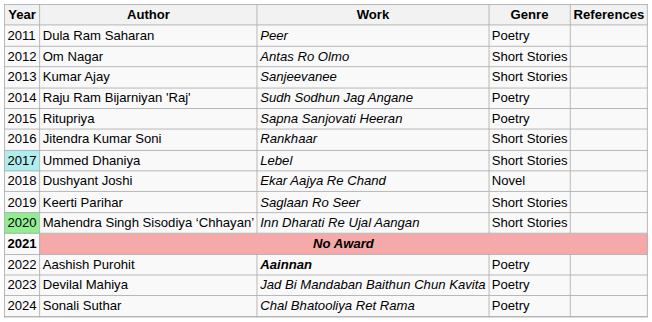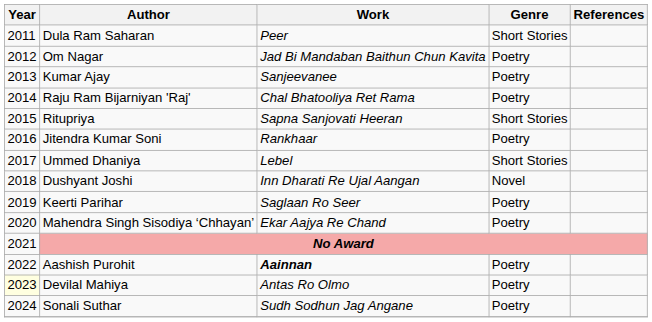(511, 35) Poetry -> (530, 35) Short Stories
(305, 56) Antas Ro Olmo -> (373, 56) Jad Bi Mandaban Baithun Chun Kavita
(530, 56) Short Stories -> (511, 56) Poetry
(530, 77) Short Stories -> (511, 77) Poetry
(337, 98) Sudh Sodhun Jag Angane -> (338, 98) Chal Bhatooliya Ret Rama
(511, 118) Poetry -> (530, 118) Short Stories
(530, 139) Short Stories -> (511, 139) Poetry
(22, 160) paleturquoise background -> (22, 160) no background
(323, 181) Ekar Aajya Re Chand -> (340, 181) Inn Dharati Re Ujal Aangan
(530, 202) Short Stories -> (511, 202) Poetry
(22, 222) lightgreen background -> (22, 222) no background
(340, 222) Inn Dharati Re Ujal Aangan -> (323, 222) Ekar Aajya Re Chand
(530, 222) Short Stories -> (511, 222) Poetry
(22, 243) bold -> (22, 243) normal
(22, 285) no background -> (22, 285) lightyellow background
(373, 285) Jad Bi Mandaban Baithun Chun Kavita -> (305, 285) Antas Ro Olmo
(338, 306) Chal Bhatooliya Ret Rama -> (337, 306) Sudh Sodhun Jag Angane
